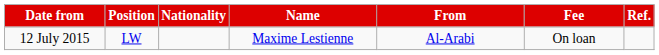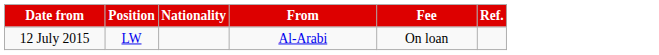- column: (303, 16)
